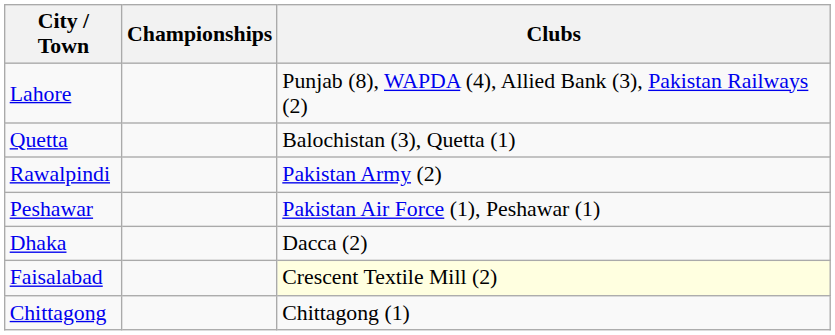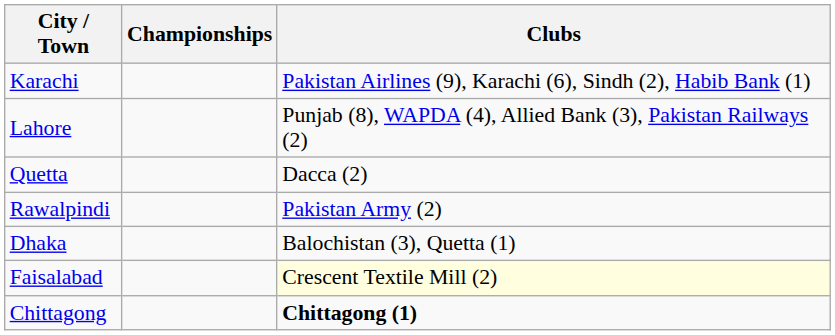+ row: (44, 80)
(399, 139) Balochistan (3), Quetta (1) -> (325, 174) Dacca (2)
- row: (51, 208)
(325, 243) Dacca (2) -> (399, 243) Balochistan (3), Quetta (1)
(346, 312) normal -> (350, 312) bold
